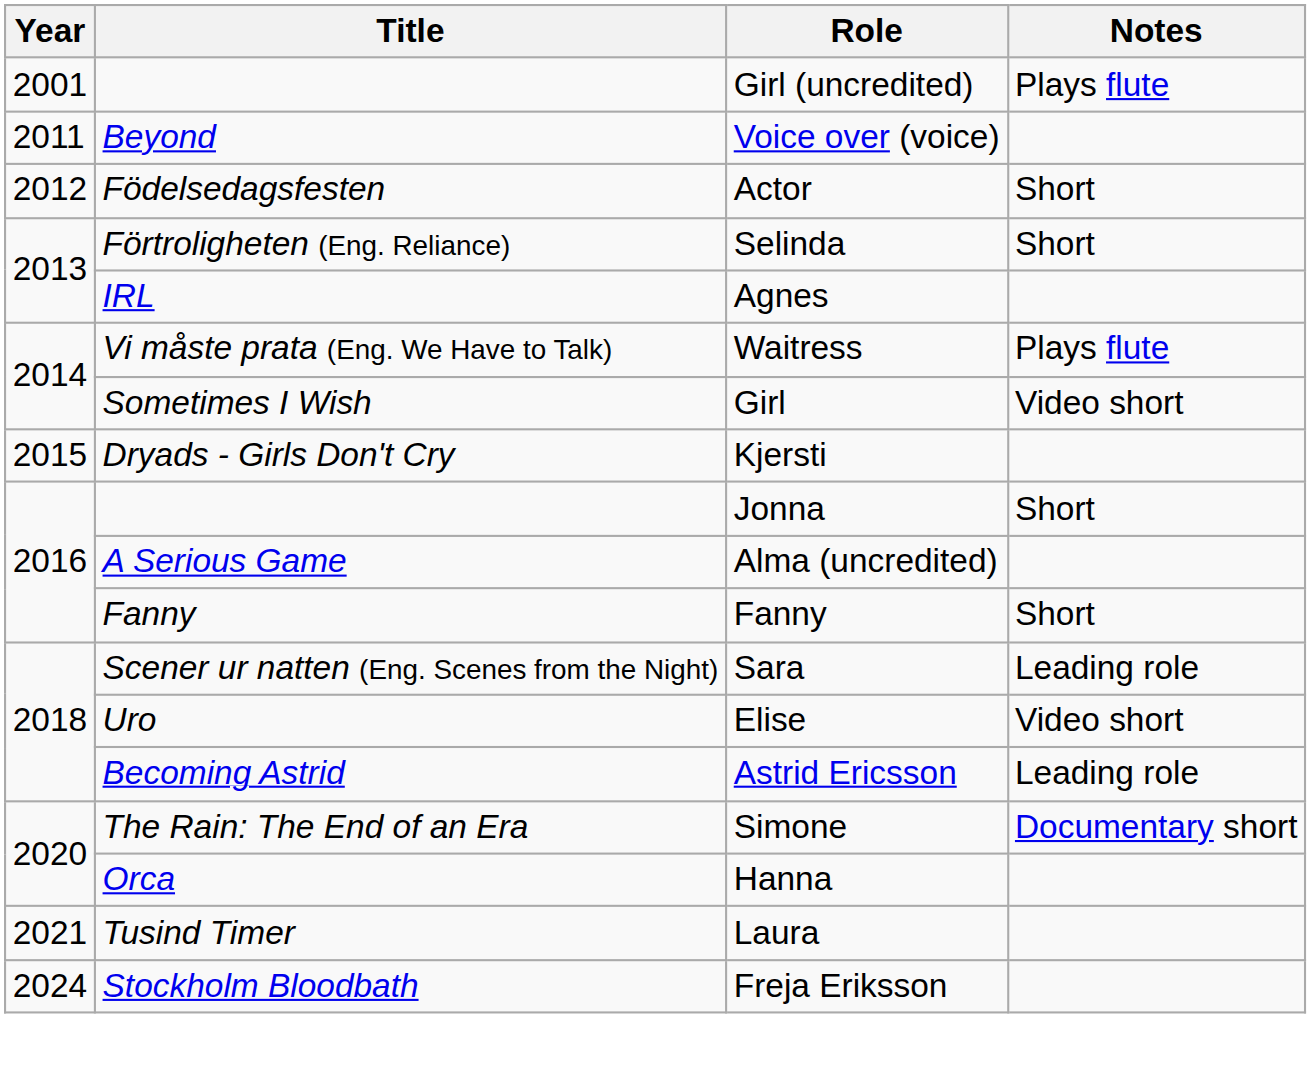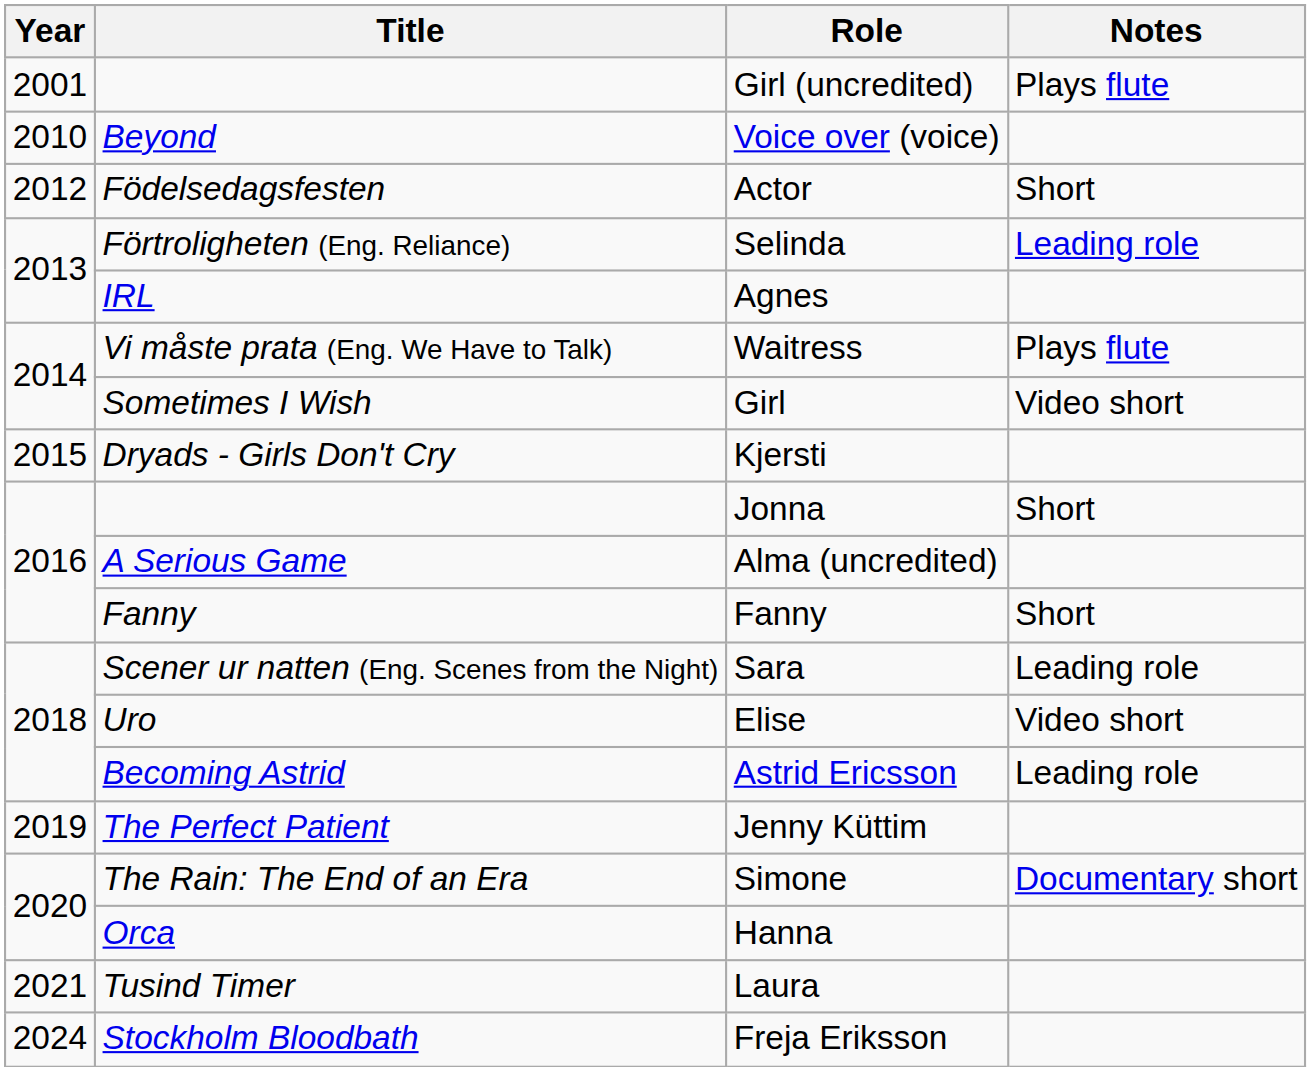(49, 137) 2011 -> (50, 137) 2010
(1055, 243) Short -> (1107, 243) Leading role
+ row: (830, 826)
